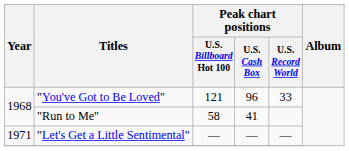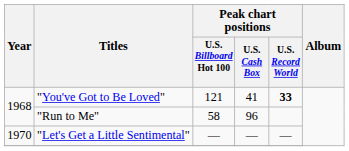(252, 97) 96 -> (252, 97) 41
(286, 97) normal -> (286, 97) bold
(252, 116) 41 -> (252, 116) 96
(19, 135) 1971 -> (19, 135) 1970
